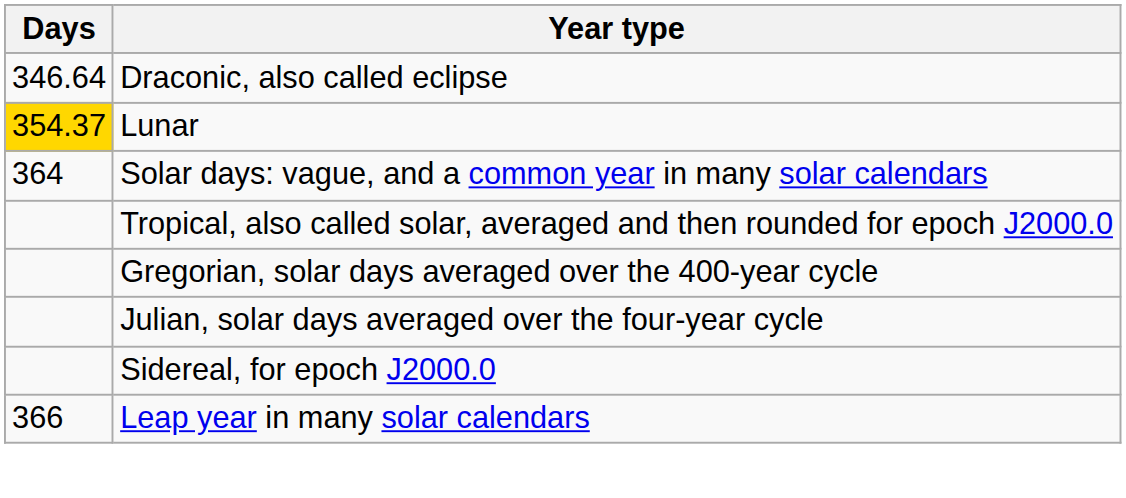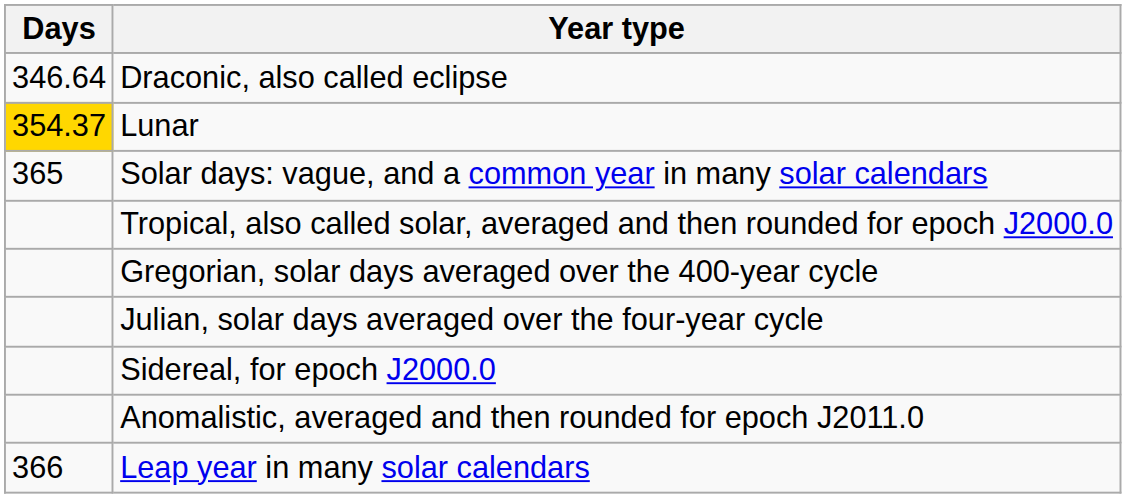(38, 175) 364 -> (38, 175) 365
+ row: (522, 418)
